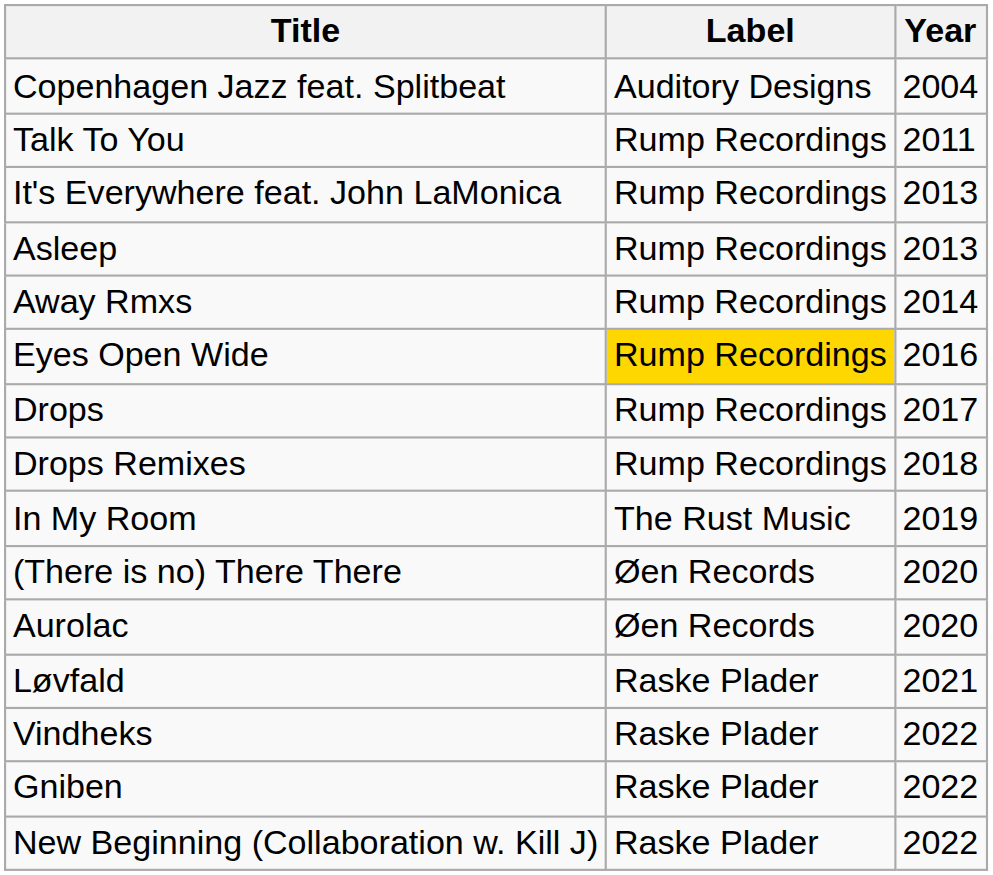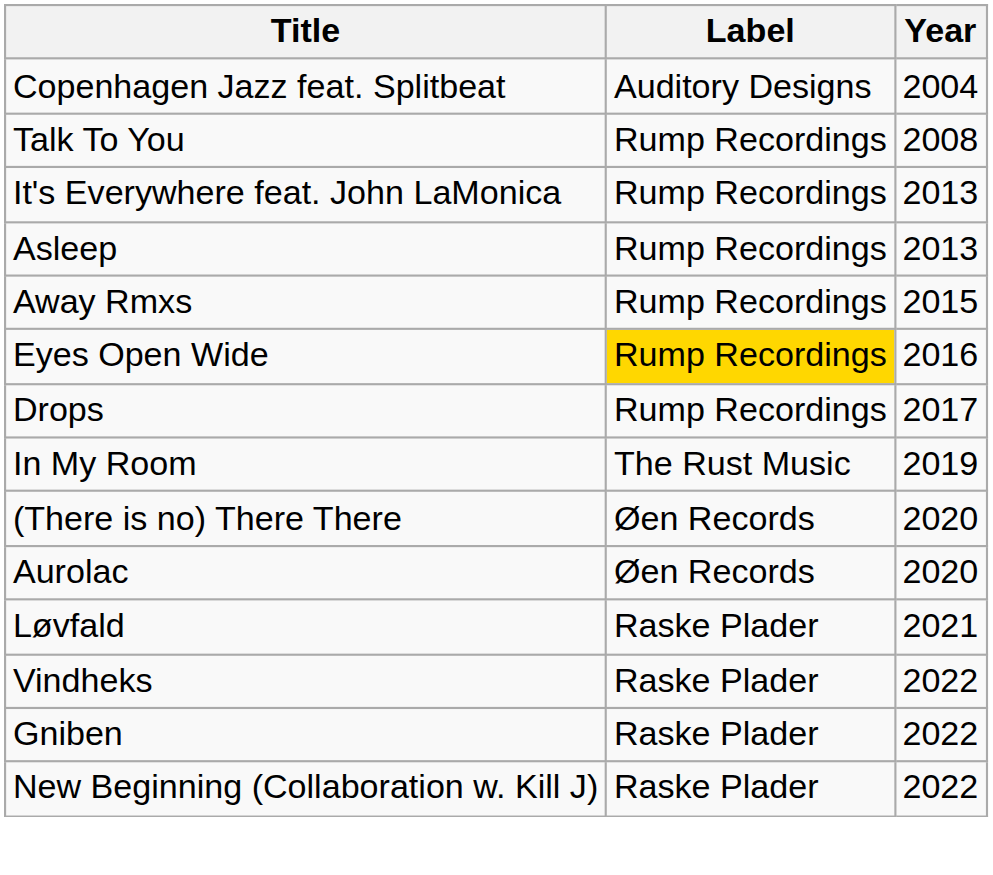(939, 139) 2011 -> (940, 139) 2008
(940, 301) 2014 -> (940, 301) 2015
- row: (129, 463)
